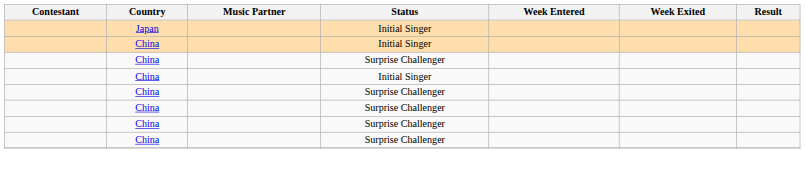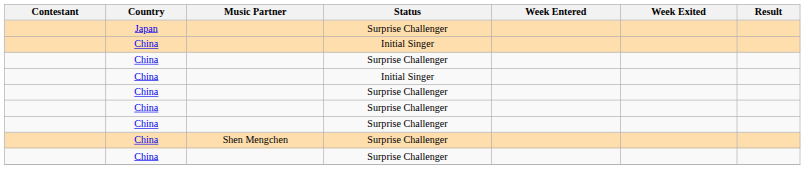(405, 28) Initial Singer -> (408, 28) Surprise Challenger
+ row: (146, 140)
